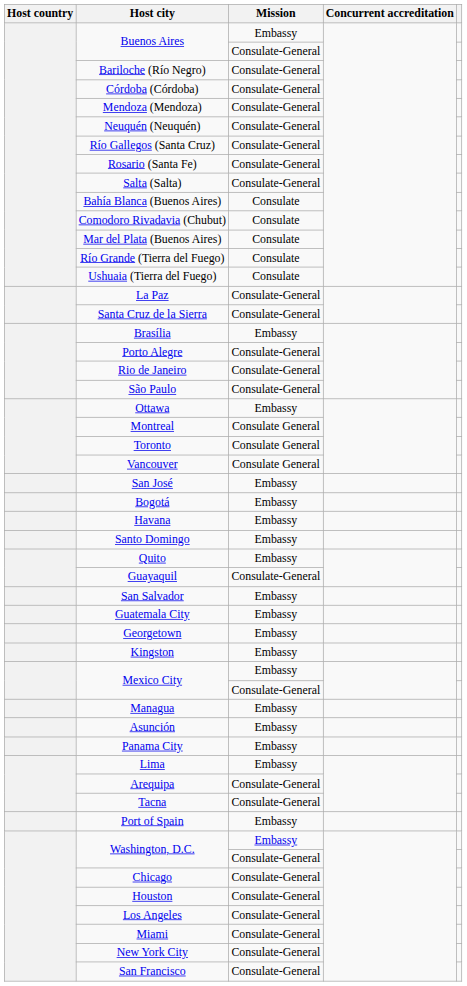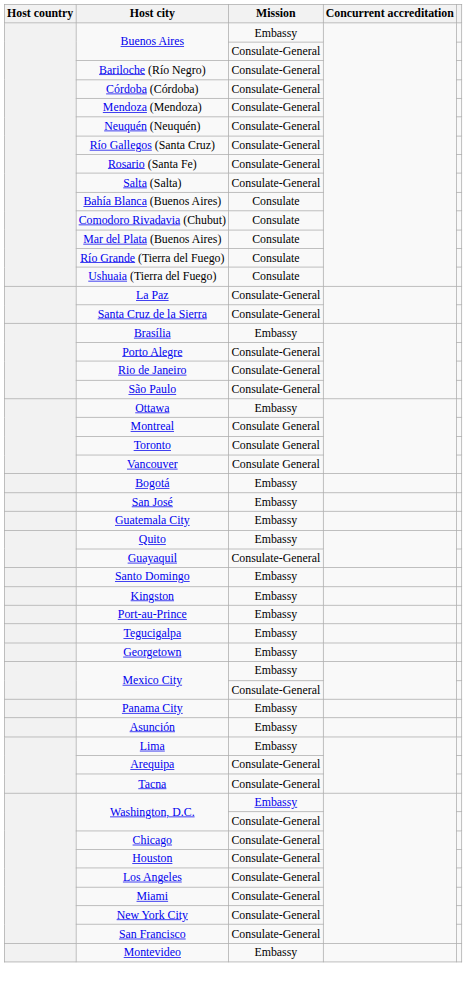rows swapped: (152, 502) <-> (152, 483)
- row: (152, 520)
rows swapped: (152, 539) <-> (152, 614)
- row: (152, 595)
rows swapped: (152, 633) <-> (152, 652)
+ row: (152, 614)
+ row: (152, 633)
- row: (152, 708)
rows swapped: (152, 746) <-> (152, 727)
- row: (152, 821)
+ row: (152, 952)
